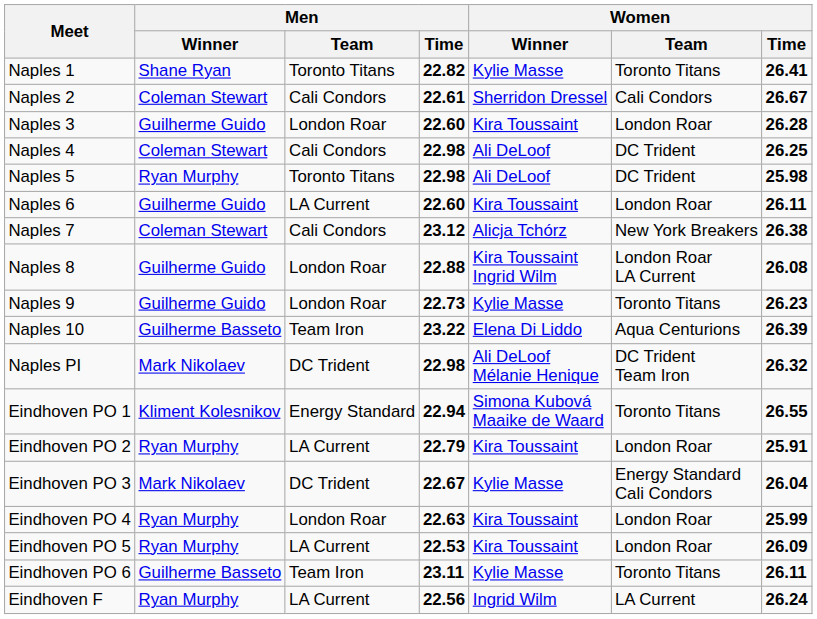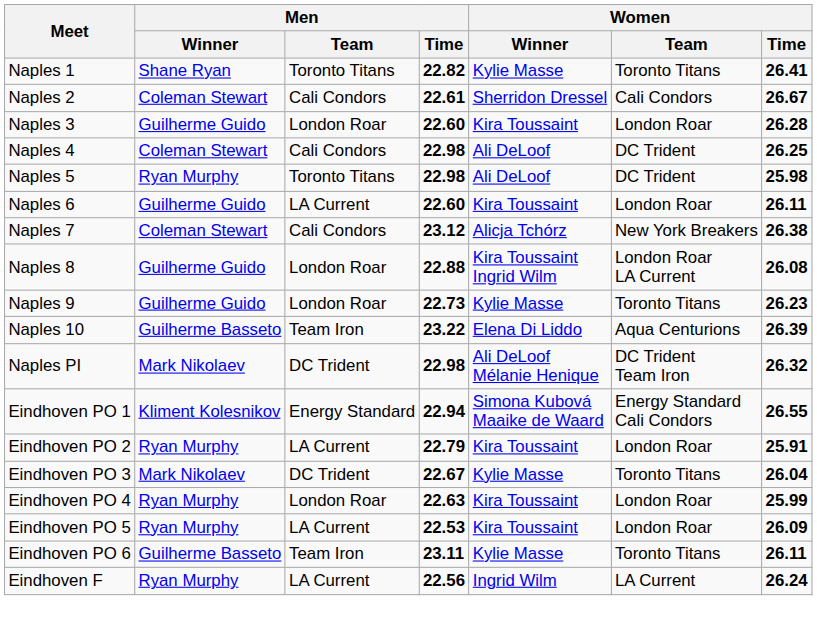(668, 411) Toronto Titans -> (678, 411) Energy Standard Cali Condors
(678, 483) Energy Standard Cali Condors -> (668, 474) Toronto Titans
